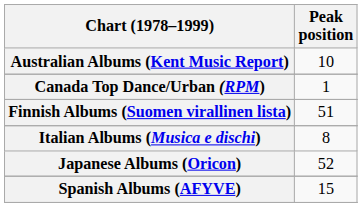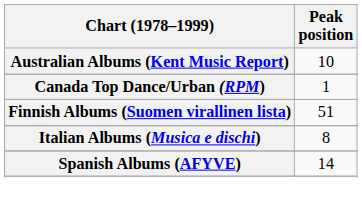- row: (150, 163)
(326, 189) 15 -> (326, 163) 14
